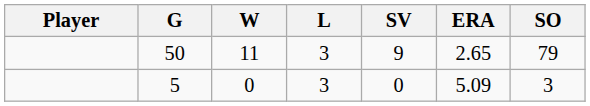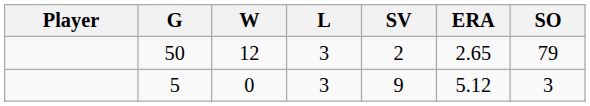(249, 52) 11 -> (249, 52) 12
(399, 52) 9 -> (399, 52) 2
(399, 85) 0 -> (399, 85) 9
(473, 85) 5.09 -> (473, 85) 5.12
